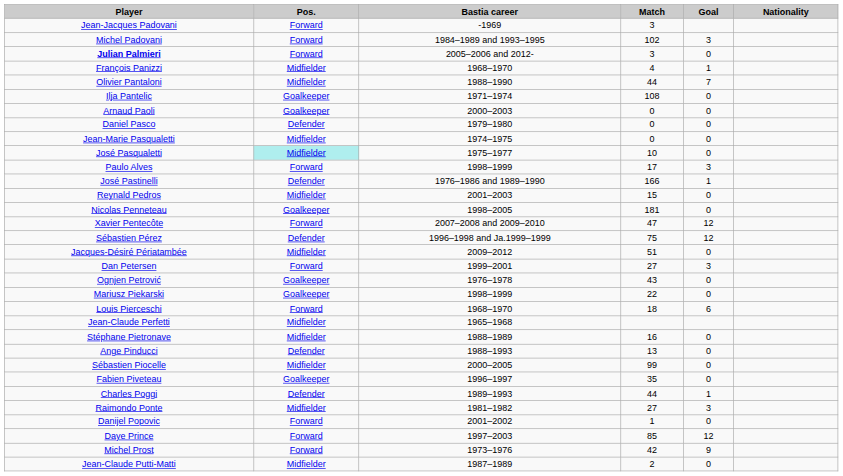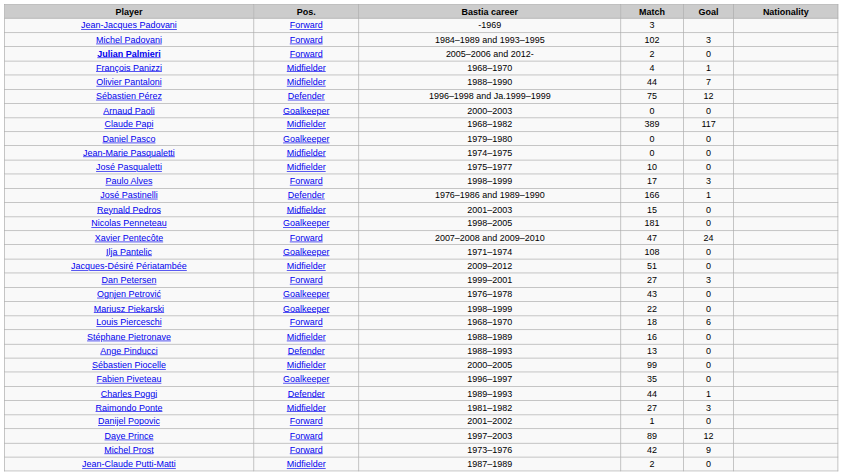(652, 53) 3 -> (652, 53) 2
rows swapped: (129, 96) <-> (129, 237)
+ row: (129, 124)
(306, 124) Defender -> (306, 138) Goalkeeper
(306, 152) paleturquoise background -> (306, 167) no background
(709, 223) 12 -> (709, 237) 24
- row: (129, 322)
(652, 435) 85 -> (652, 435) 89
